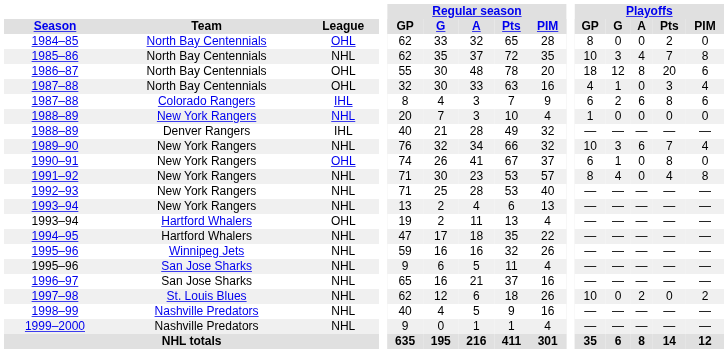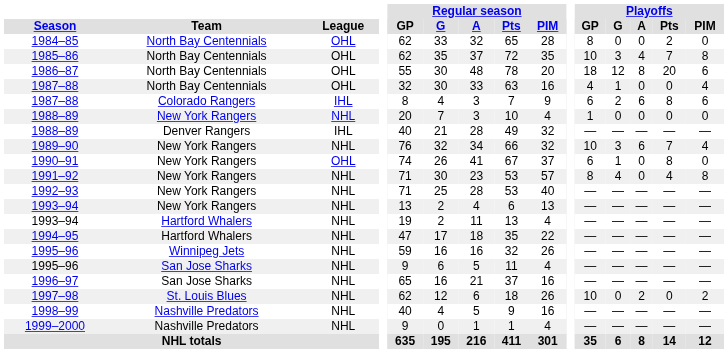(343, 56) NHL -> (343, 56) OHL
(669, 86) 3 -> (669, 86) 0
(343, 221) OHL -> (343, 221) NHL
